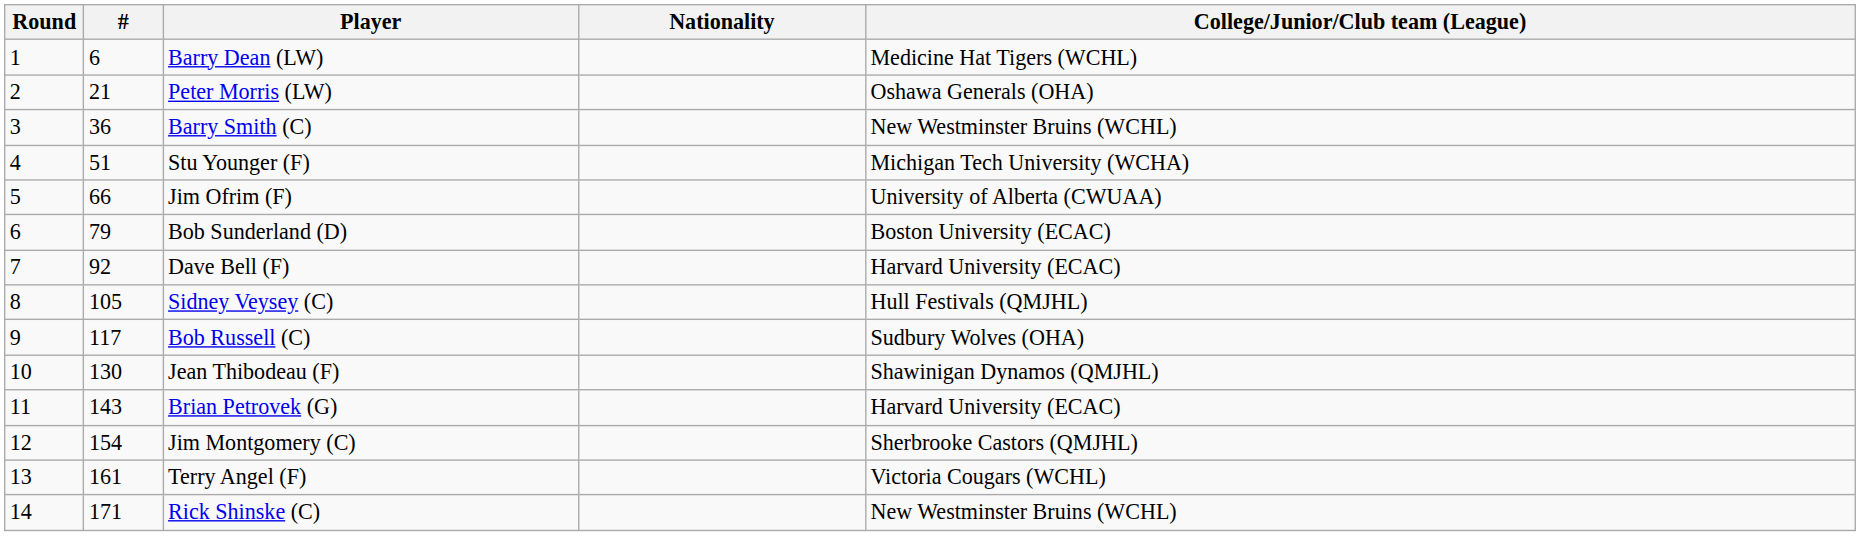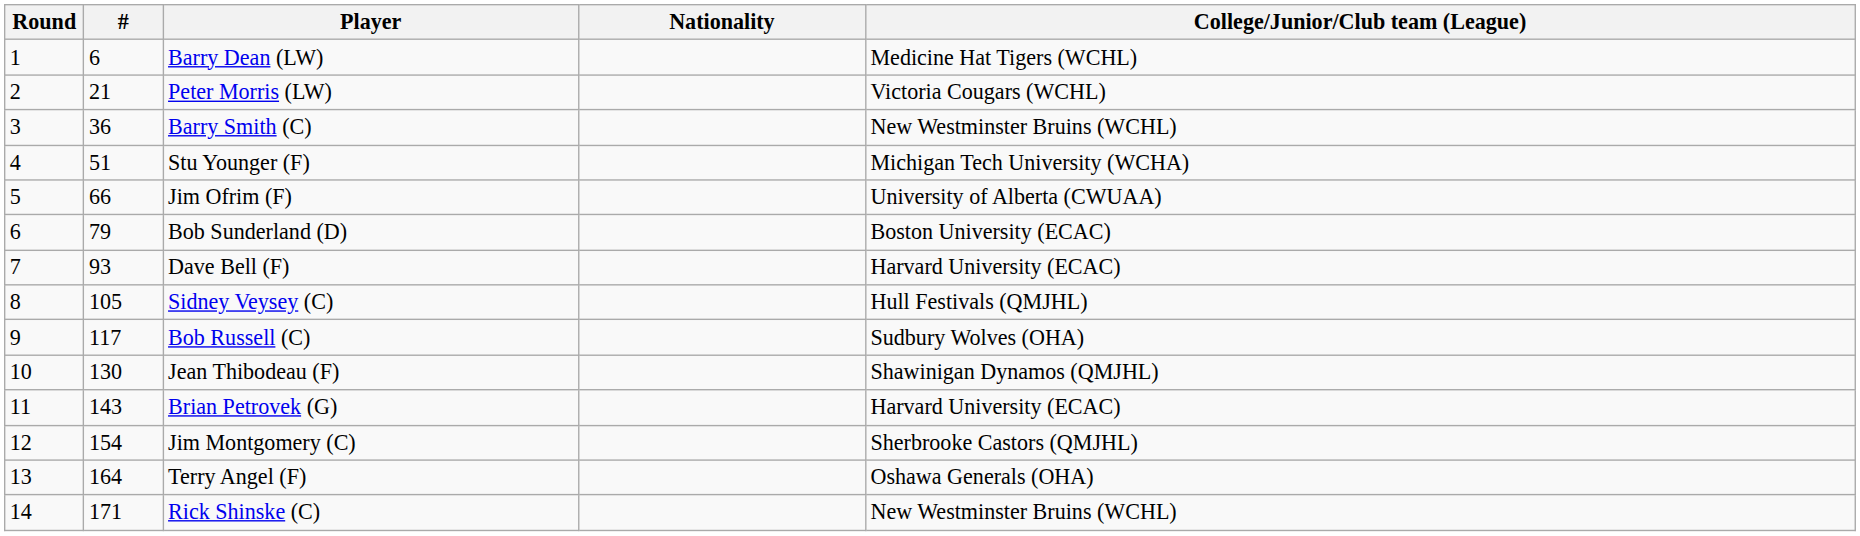(982, 92) Oshawa Generals (OHA) -> (988, 92) Victoria Cougars (WCHL)
(100, 267) 92 -> (100, 267) 93
(105, 477) 161 -> (105, 477) 164
(988, 477) Victoria Cougars (WCHL) -> (982, 477) Oshawa Generals (OHA)
